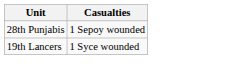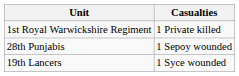+ row: (79, 29)
